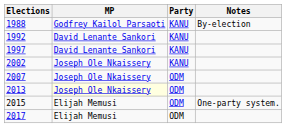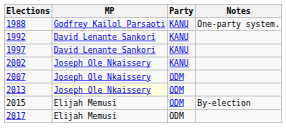(224, 24) By-election -> (239, 24) One-party system.
(239, 103) One-party system. -> (224, 103) By-election
